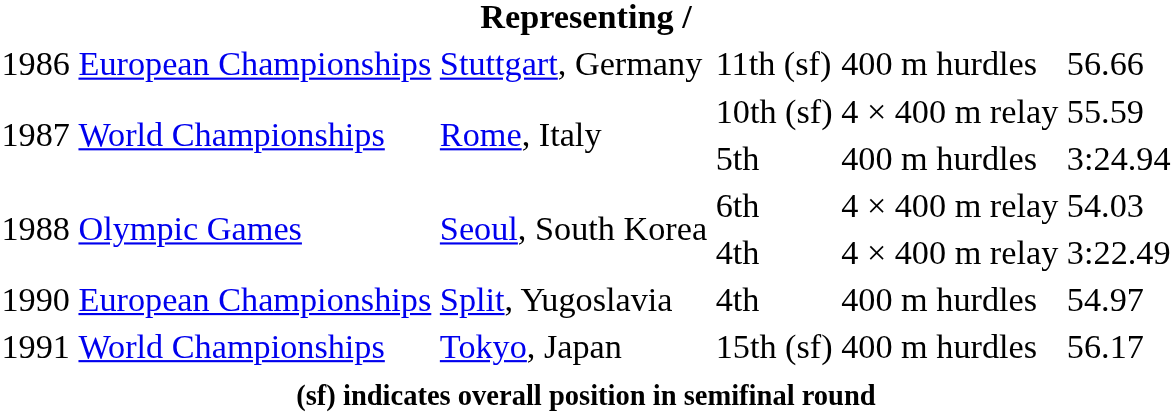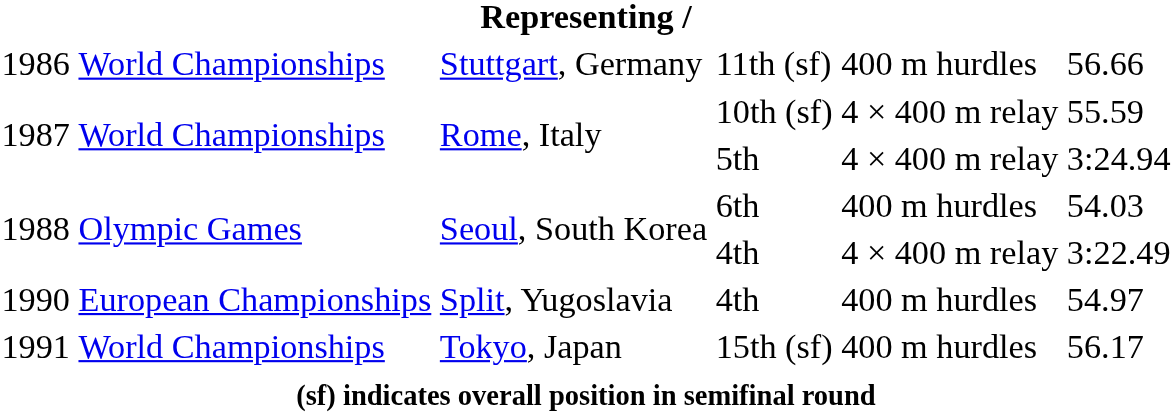(255, 64) European Championships -> (232, 64) World Championships
(939, 158) 400 m hurdles -> (950, 158) 4 × 400 m relay
(950, 205) 4 × 400 m relay -> (939, 205) 400 m hurdles
